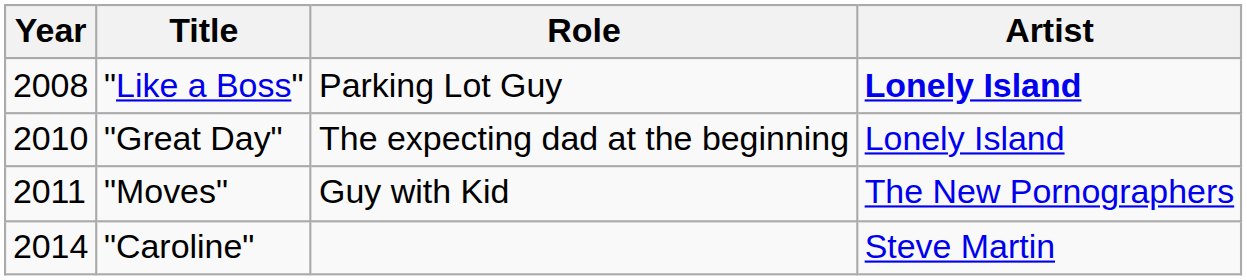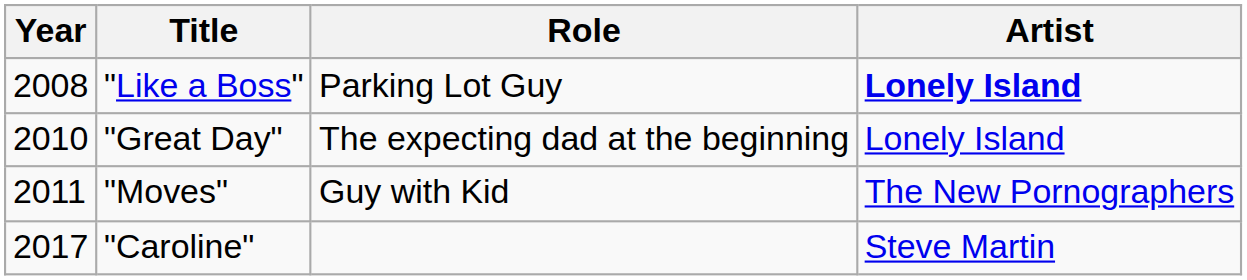(51, 246) 2014 -> (51, 246) 2017
